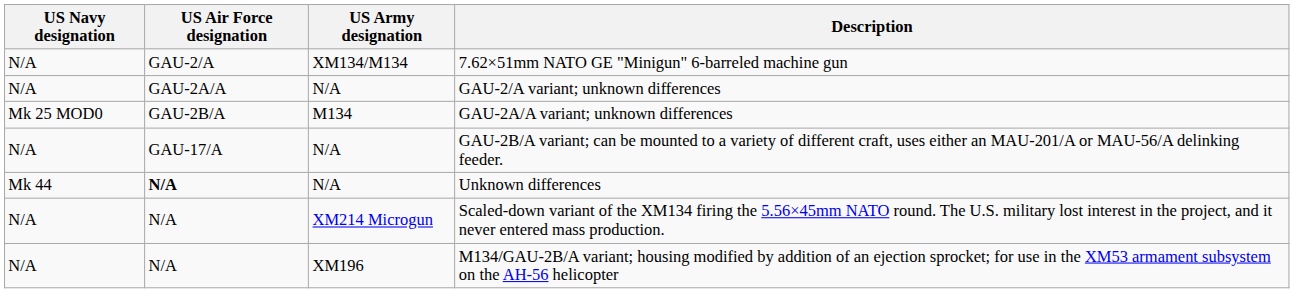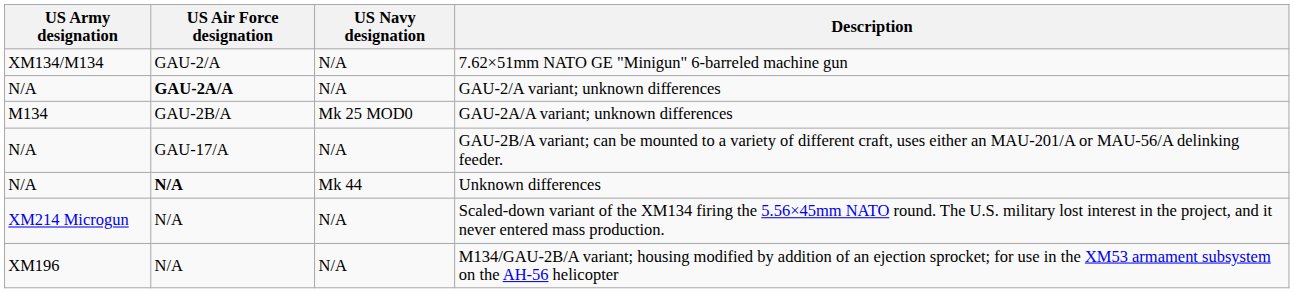columns swapped: (382, 26) <-> (75, 26)
(187, 88) normal -> (194, 88) bold
